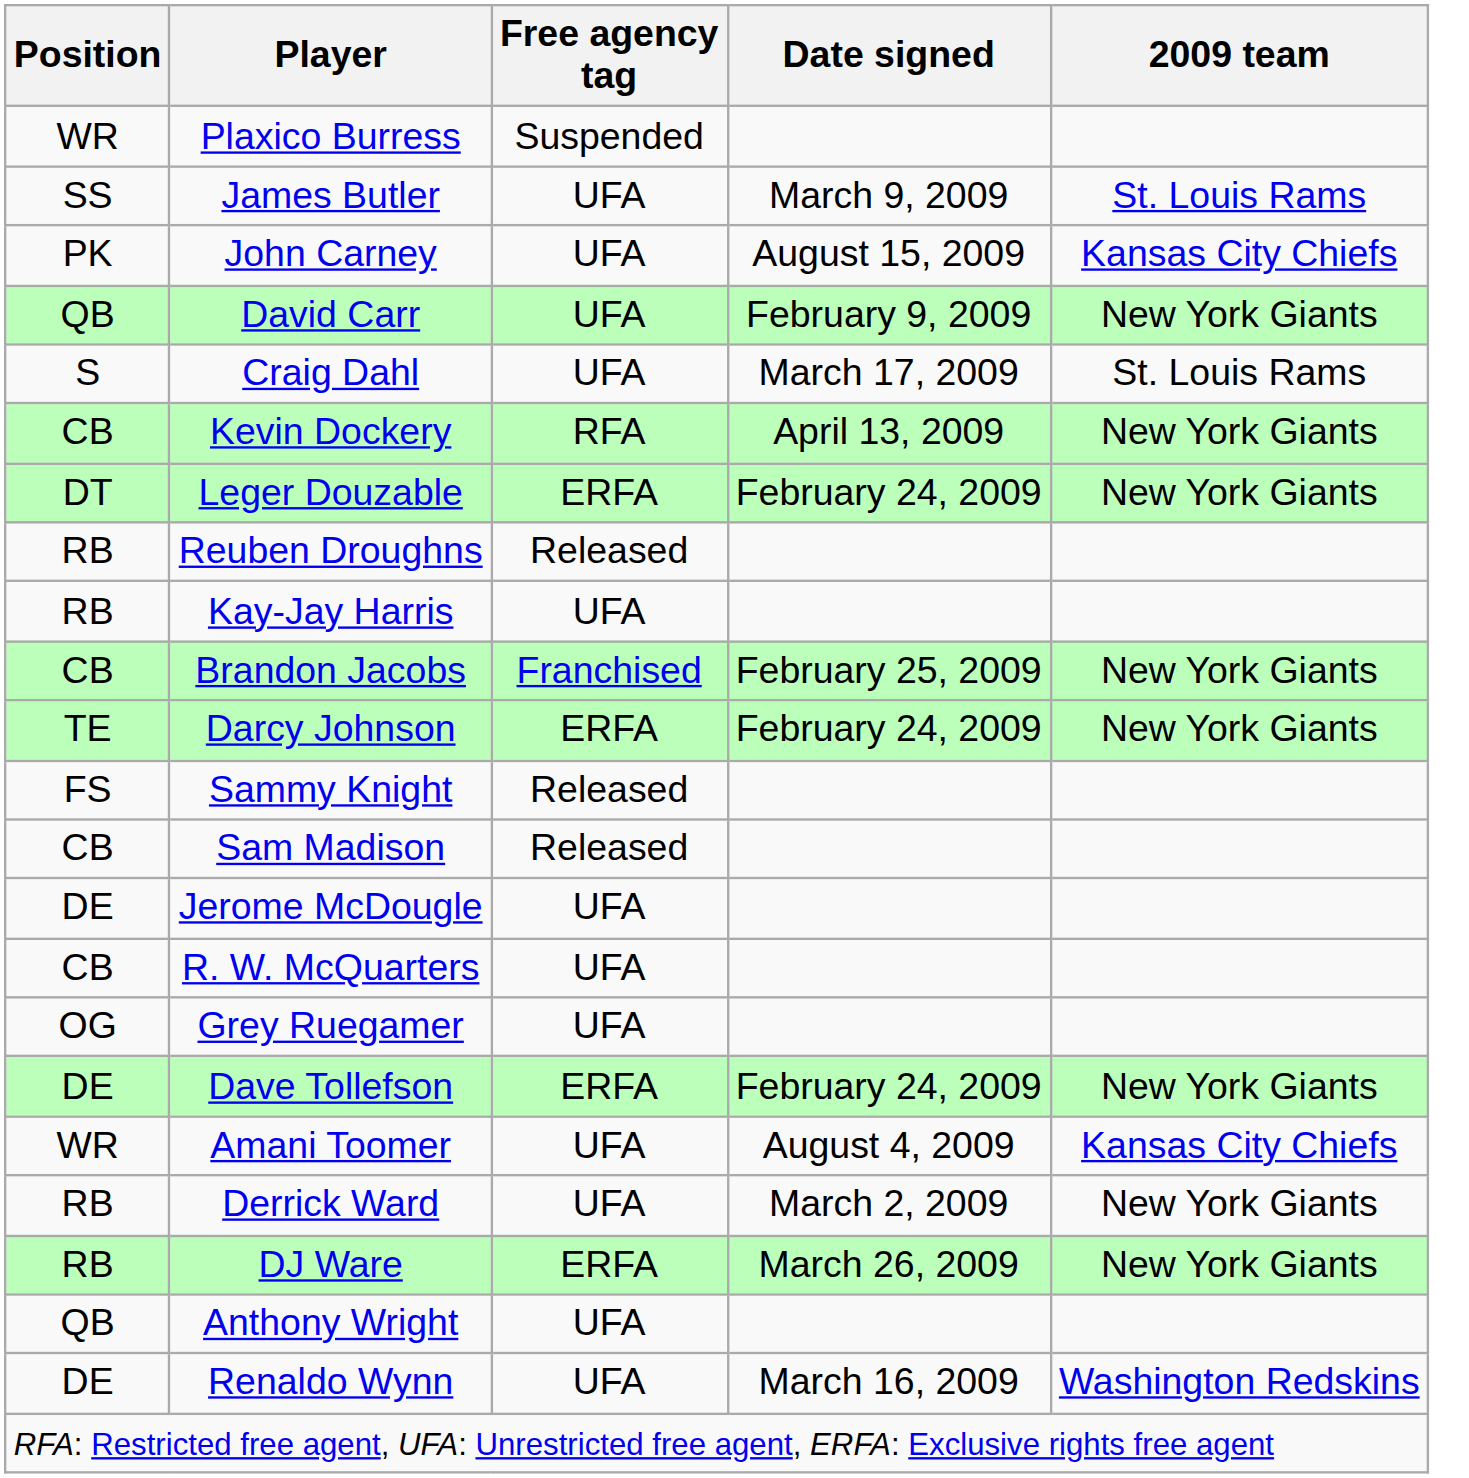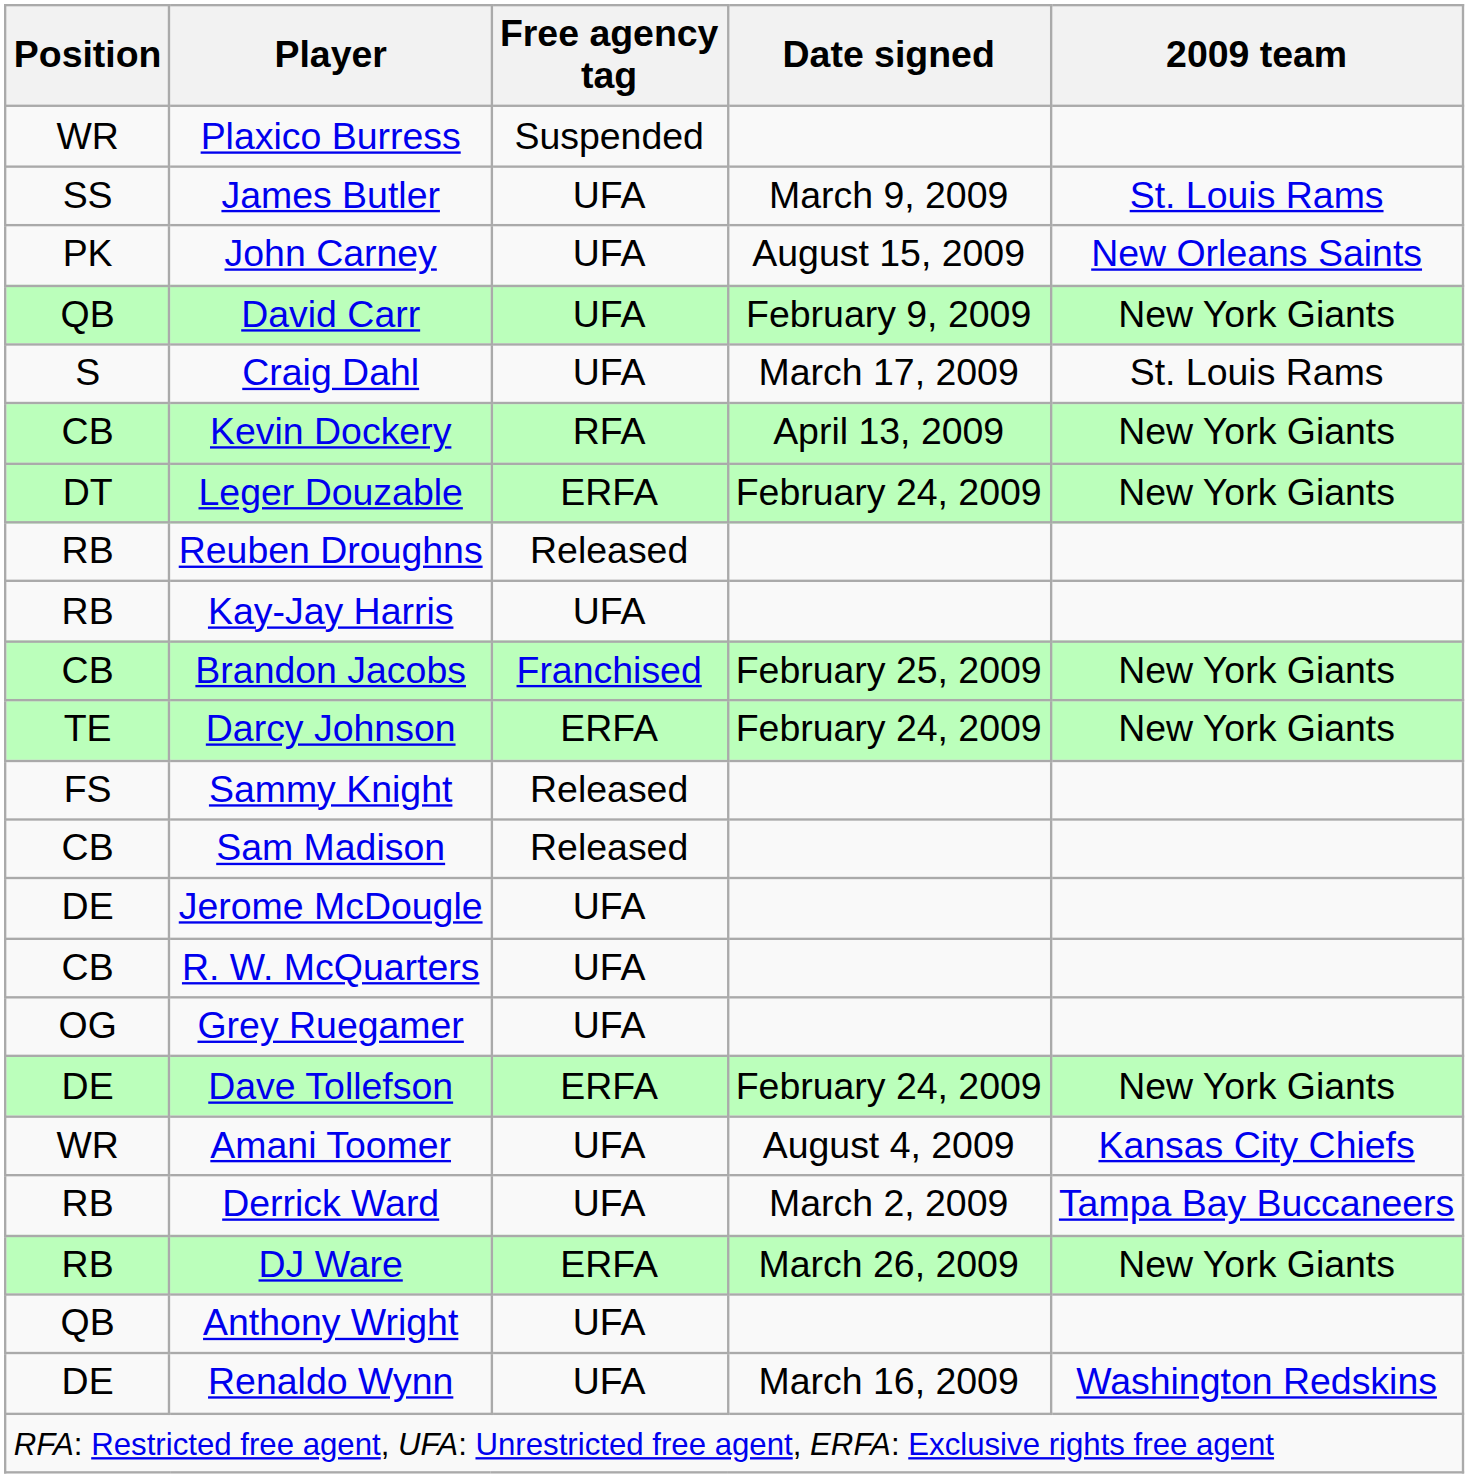(1239, 254) Kansas City Chiefs -> (1257, 254) New Orleans Saints
(1239, 1204) New York Giants -> (1257, 1204) Tampa Bay Buccaneers
